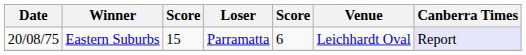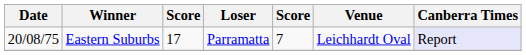(173, 38) 15 -> (173, 38) 17
(280, 38) 6 -> (280, 38) 7
